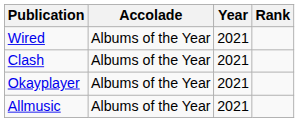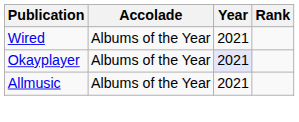- row: (26, 60)
(233, 83) no background -> (233, 60) lavender background
